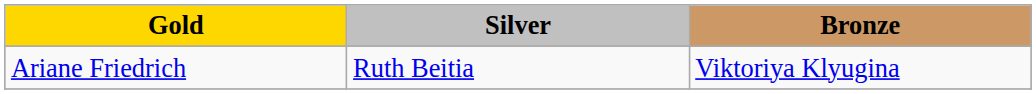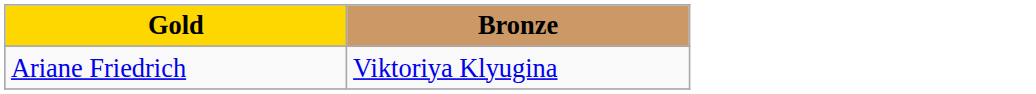- column: (518, 25)
